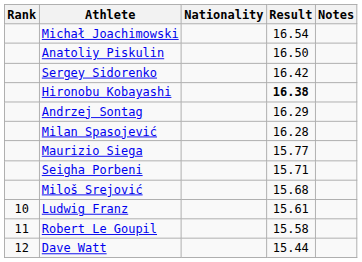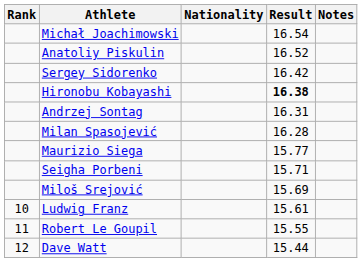(291, 53) 16.50 -> (291, 53) 16.52
(291, 112) 16.29 -> (291, 112) 16.31
(291, 190) 15.68 -> (291, 190) 15.69
(291, 229) 15.58 -> (291, 229) 15.55
